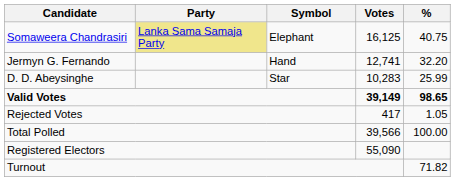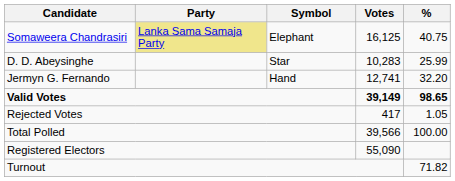rows swapped: (58, 61) <-> (50, 79)
